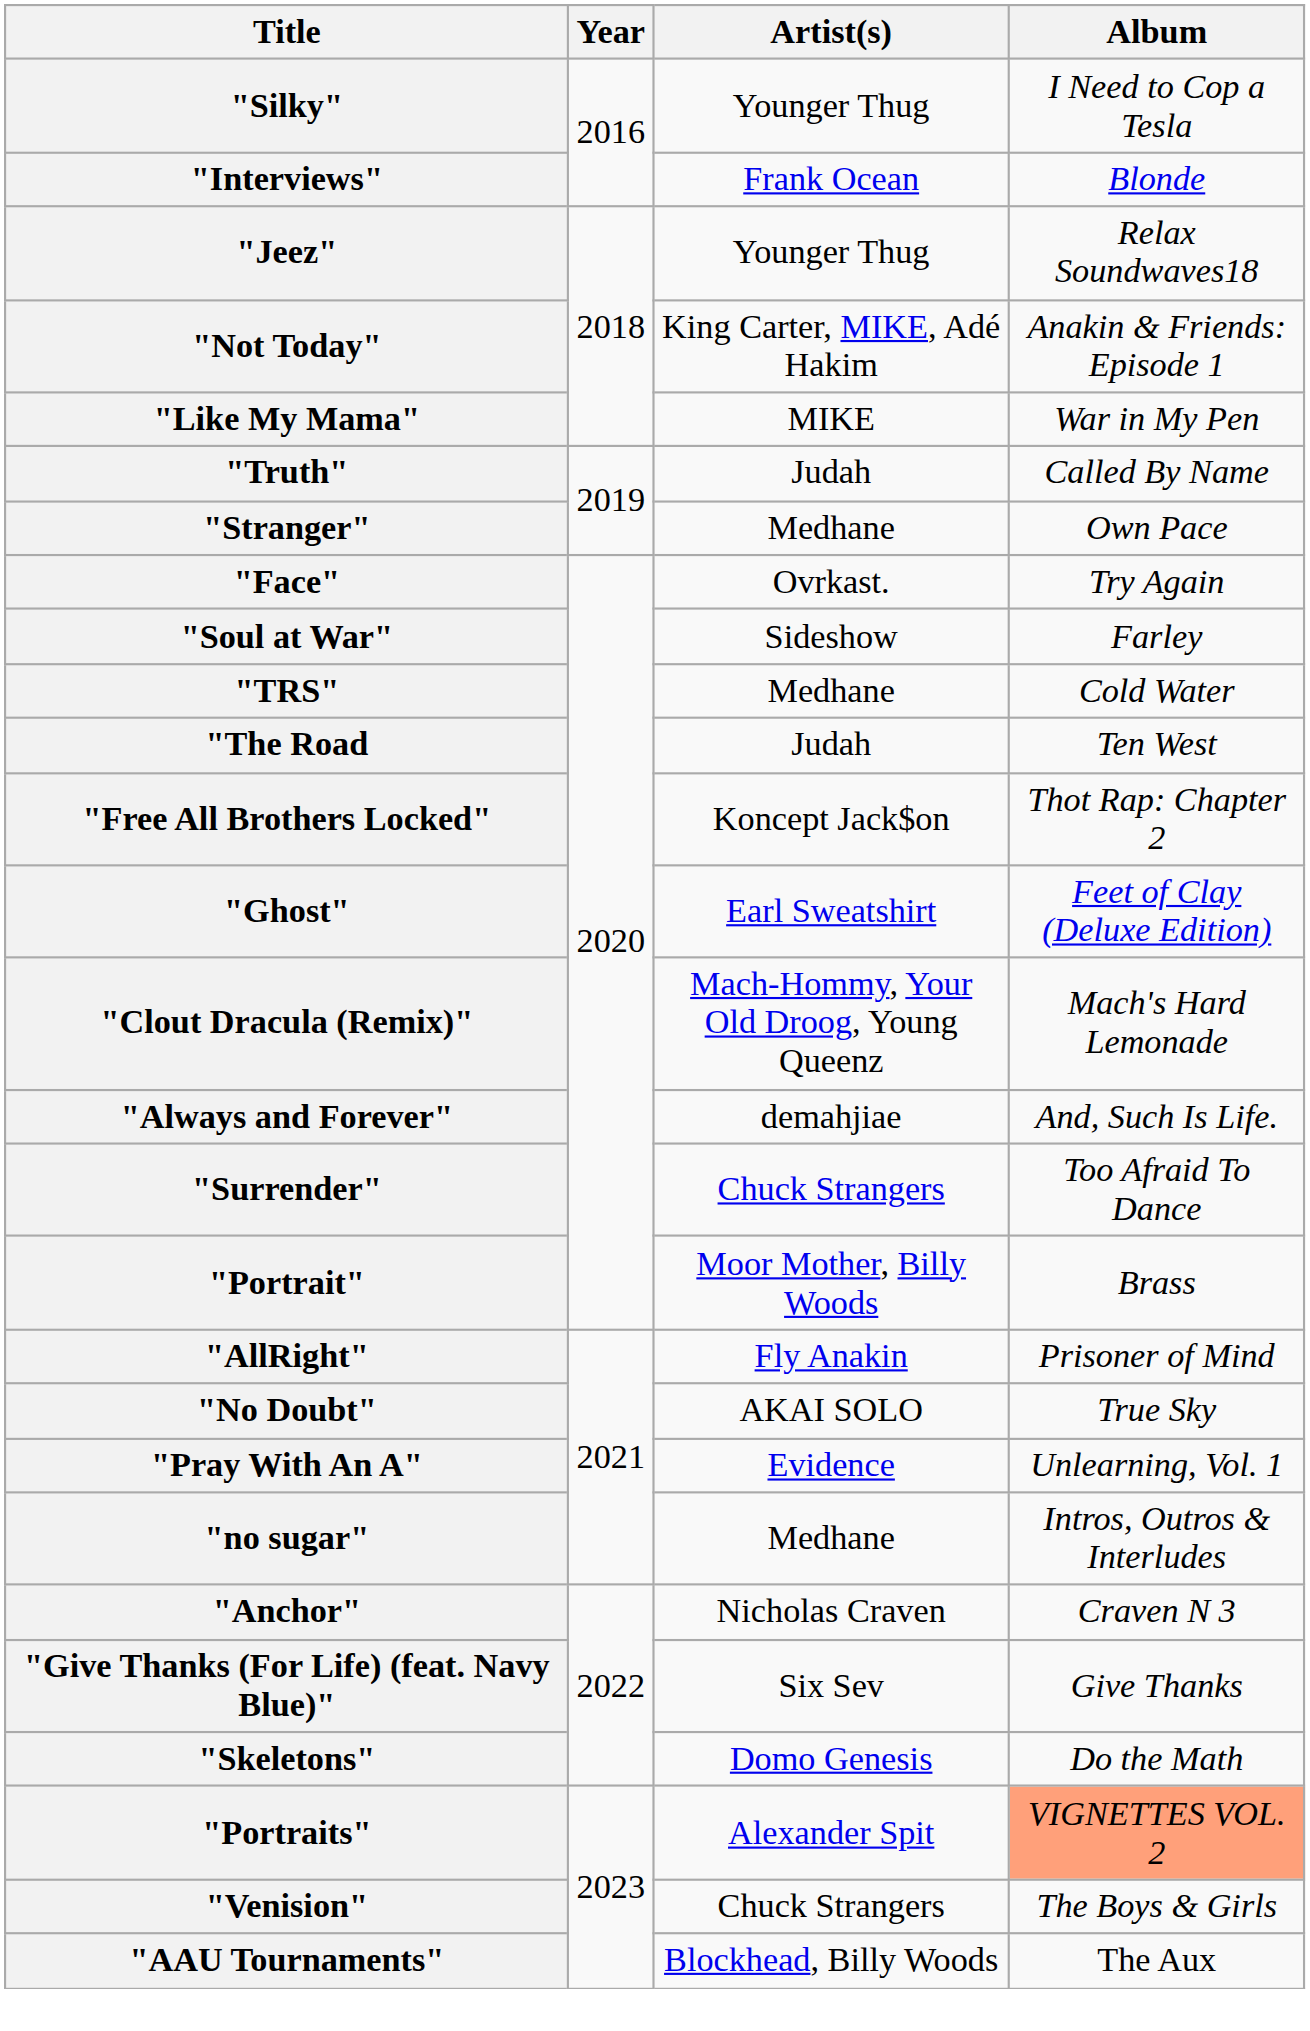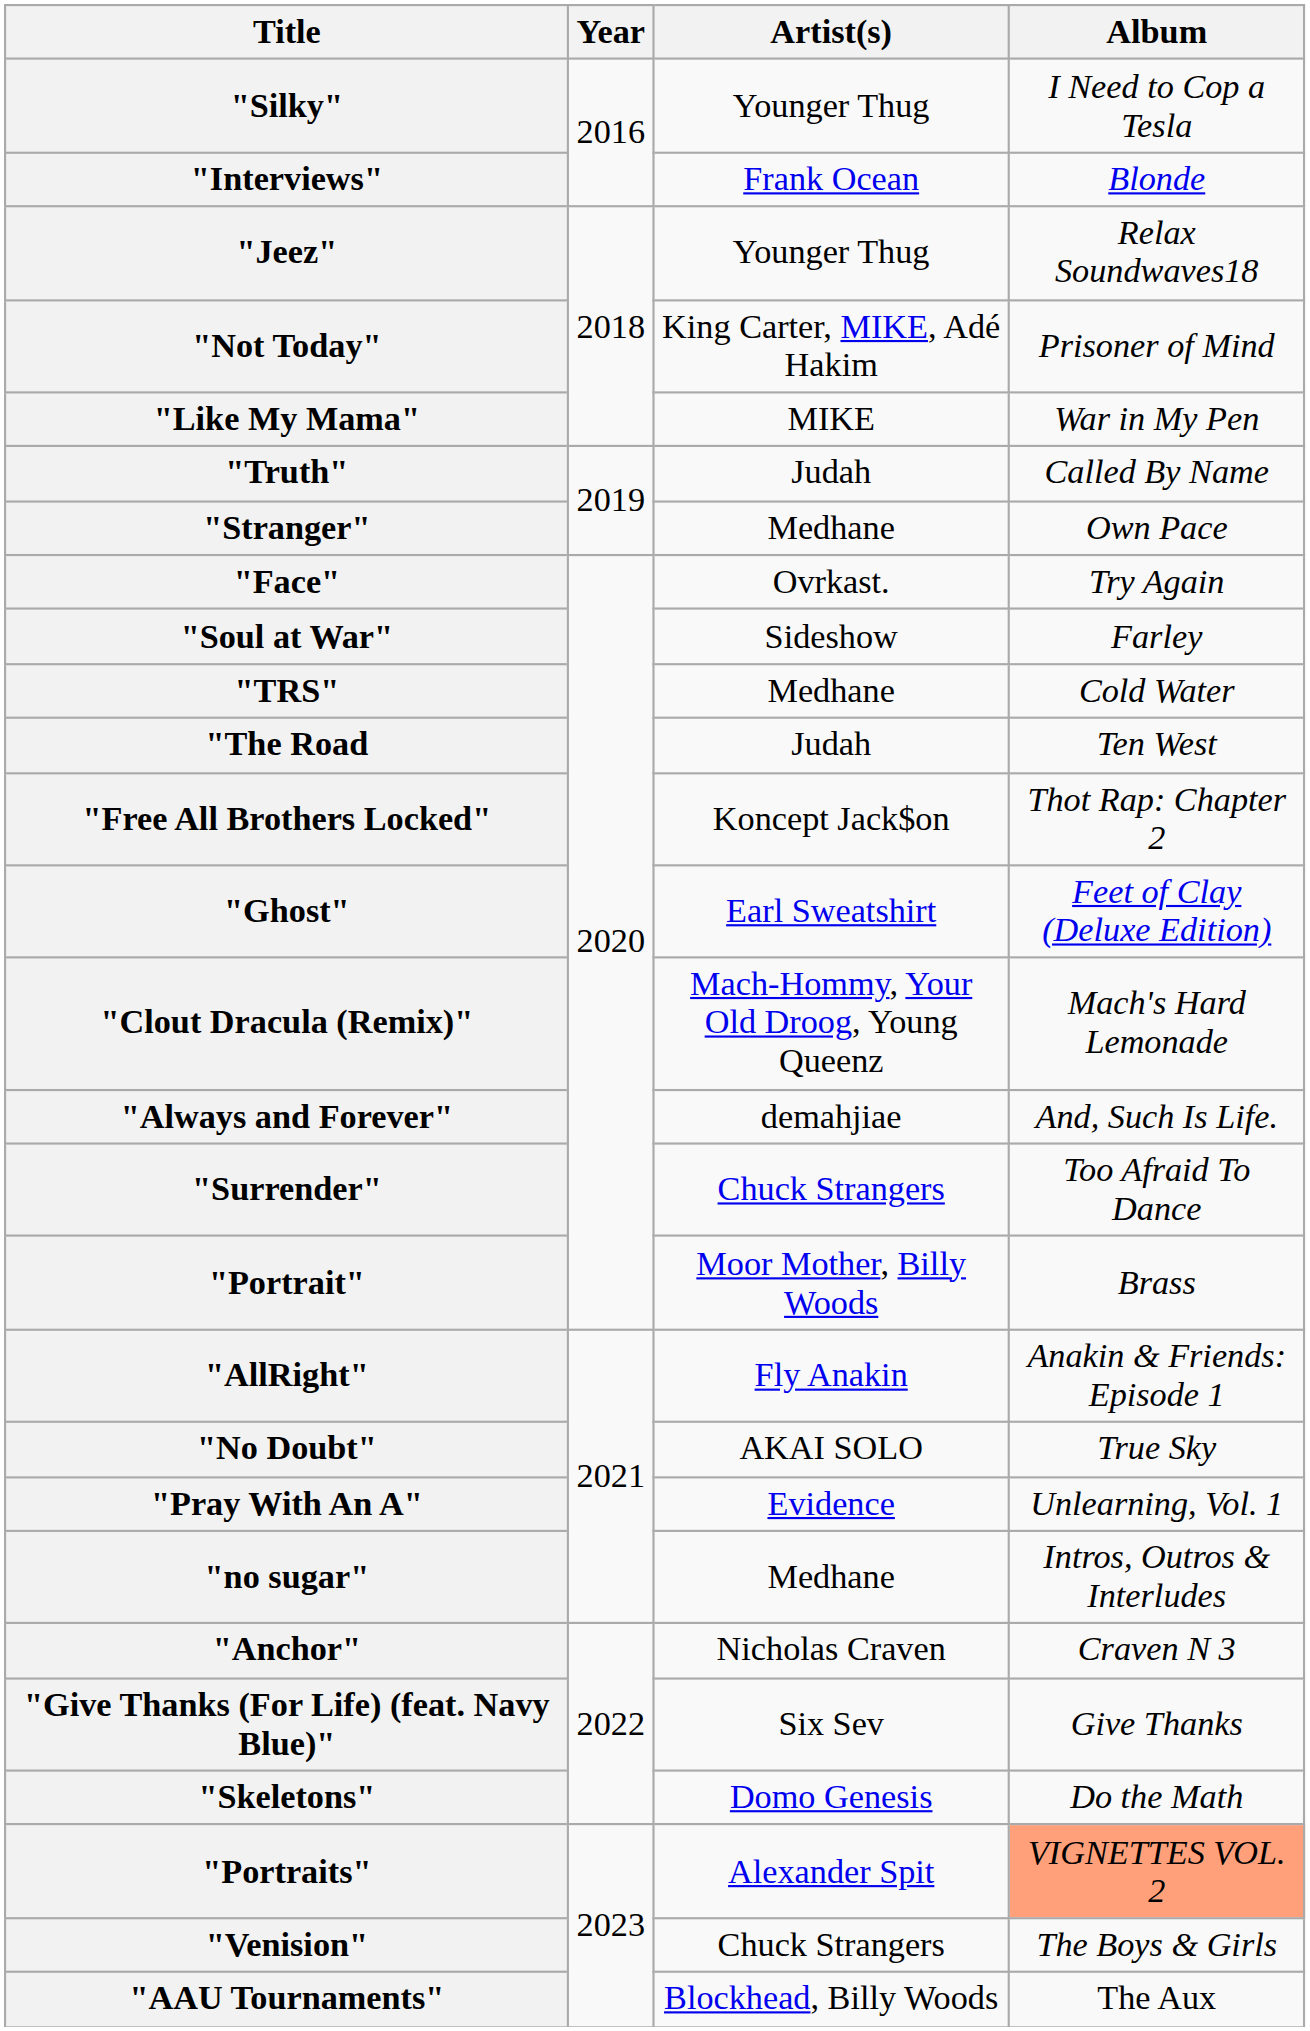(1157, 345) Anakin & Friends: Episode 1 -> (1157, 345) Prisoner of Mind
(1157, 1355) Prisoner of Mind -> (1157, 1375) Anakin & Friends: Episode 1
